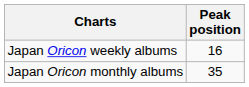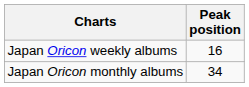(215, 72) 35 -> (215, 72) 34
